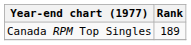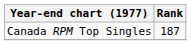(170, 31) 189 -> (170, 31) 187
